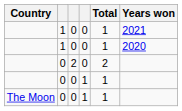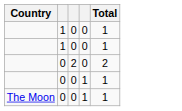- column: (149, 13)
